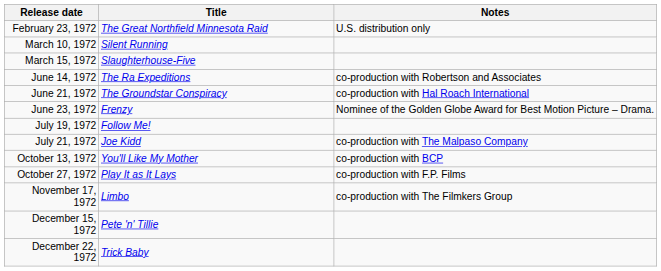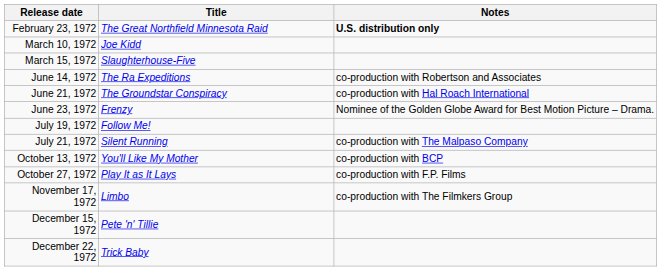(383, 28) normal -> (388, 28) bold
(134, 45) Silent Running -> (121, 45) Joe Kidd
(121, 142) Joe Kidd -> (134, 142) Silent Running
